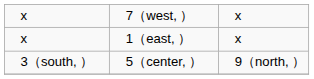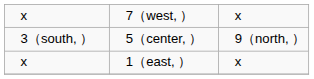rows swapped: (57, 62) <-> (24, 38)
